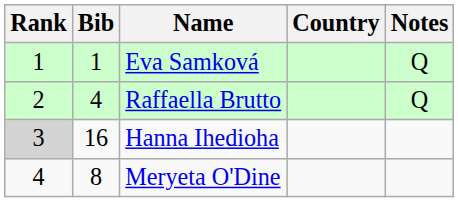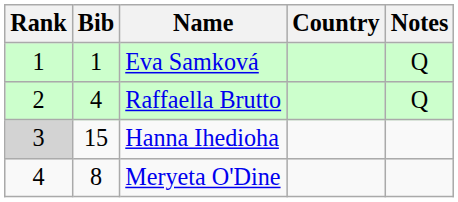(96, 138) 16 -> (96, 138) 15
